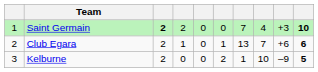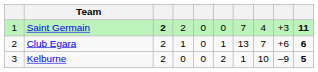(303, 28) 10 -> (303, 28) 11
